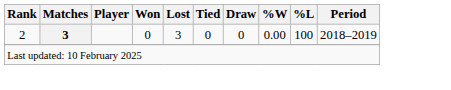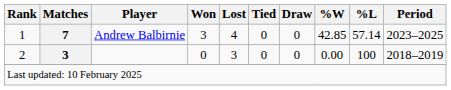+ row: (22, 34)
